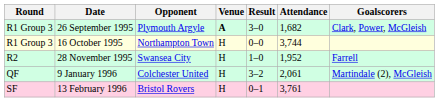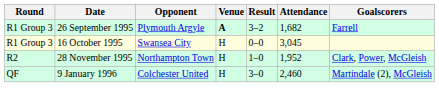(256, 27) 3–0 -> (256, 27) 3–2
(379, 27) Clark, Power, McGleish -> (345, 27) Farrell
(176, 43) Northampton Town -> (164, 43) Swansea City
(291, 43) 3,744 -> (291, 43) 3,045
(164, 58) Swansea City -> (176, 58) Northampton Town
(345, 58) Farrell -> (379, 58) Clark, Power, McGleish
(256, 74) 3–2 -> (256, 74) 3–0
(291, 74) 2,061 -> (291, 74) 2,460
- row: (92, 89)
